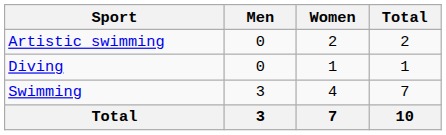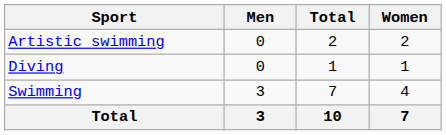columns swapped: (333, 17) <-> (405, 17)
